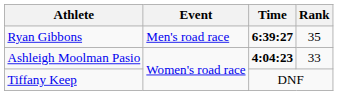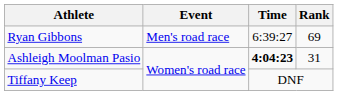(272, 37) bold -> (272, 37) normal
(314, 37) 35 -> (314, 37) 69
(314, 58) 33 -> (314, 58) 31
